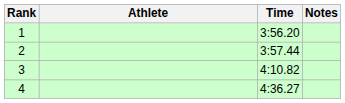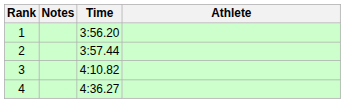columns swapped: (148, 13) <-> (322, 13)
